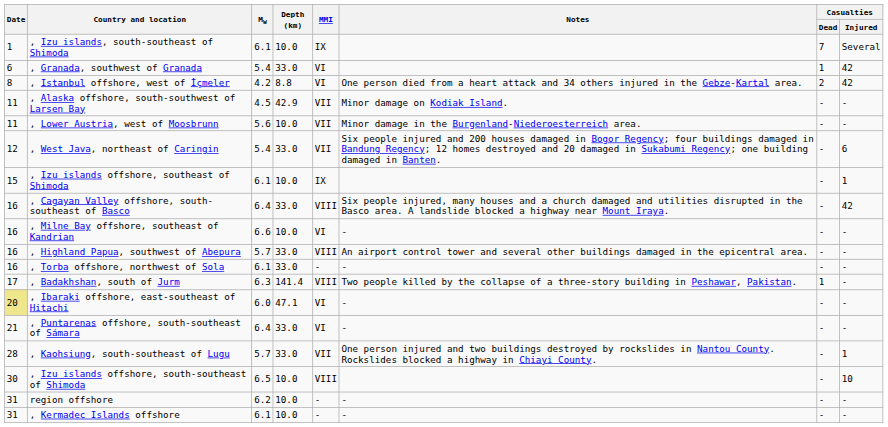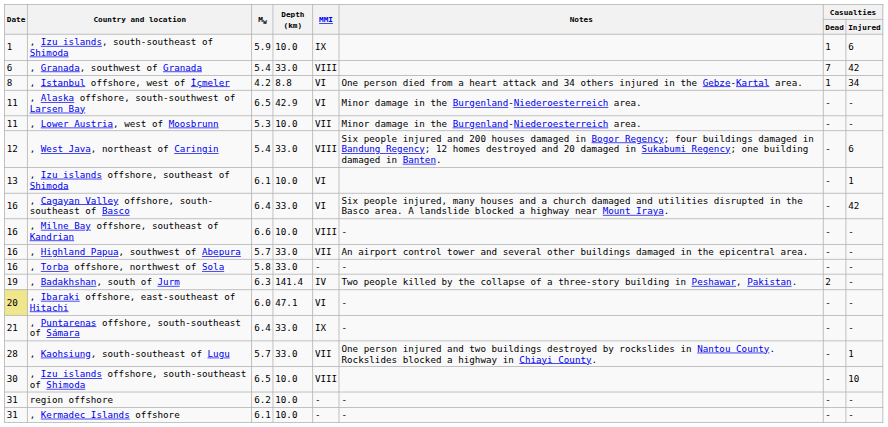(263, 47) 6.1 -> (263, 47) 5.9
(822, 47) 7 -> (828, 47) 1
(861, 47) Several -> (851, 47) 6
(320, 68) VI -> (326, 68) VIII
(822, 68) 1 -> (828, 68) 7
(822, 83) 2 -> (828, 83) 1
(847, 83) 42 -> (854, 83) 34
(263, 103) 4.5 -> (263, 103) 6.5
(323, 103) VII -> (320, 103) VI
(425, 103) Minor damage on Kodiak Island. -> (492, 103) Minor damage in the Burgenland-Niederoesterreich area.
(263, 123) 5.6 -> (263, 123) 5.3
(323, 149) VII -> (326, 149) VIII
(12, 180) 15 -> (12, 180) 13
(320, 180) IX -> (320, 180) VI
(326, 206) VIII -> (320, 206) VI
(320, 232) VI -> (326, 232) VIII
(326, 252) VIII -> (323, 252) VII
(263, 267) 6.1 -> (263, 267) 5.8
(12, 282) 17 -> (12, 282) 19
(326, 282) VIII -> (320, 282) IV
(822, 282) 1 -> (828, 282) 2
(320, 328) VI -> (320, 328) IX
